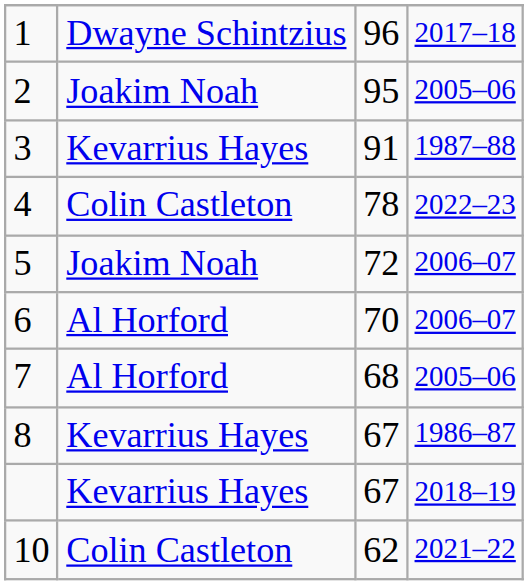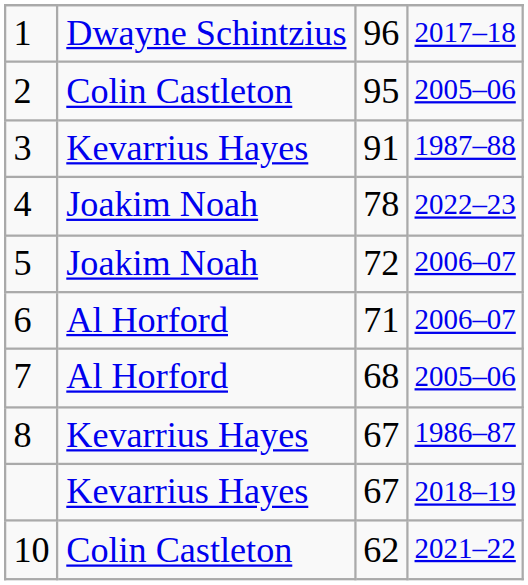(162, 90) Joakim Noah -> (179, 90) Colin Castleton
(179, 205) Colin Castleton -> (162, 205) Joakim Noah
(381, 319) 70 -> (381, 319) 71
